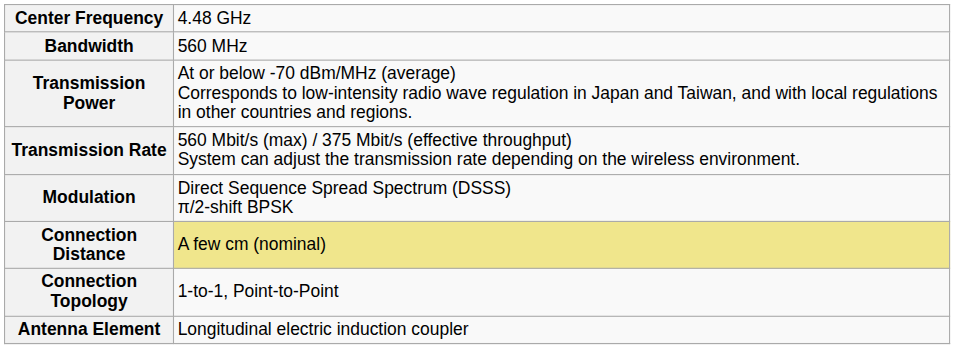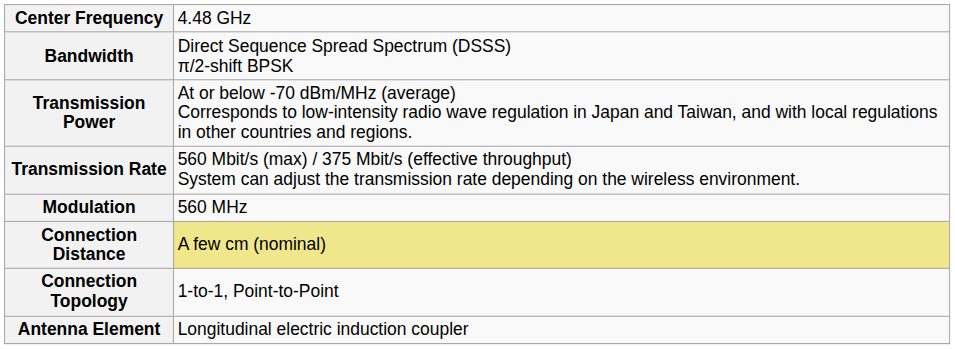(213, 45) 560 MHz -> (344, 55) Direct Sequence Spread Spectrum (DSSS) π/2-shift BPSK
(344, 197) Direct Sequence Spread Spectrum (DSSS) π/2-shift BPSK -> (213, 207) 560 MHz
